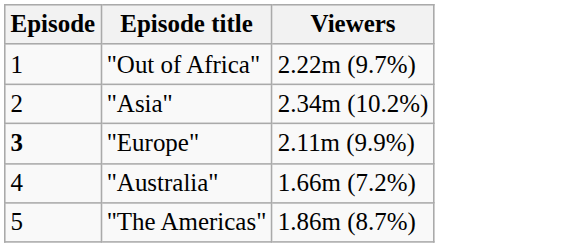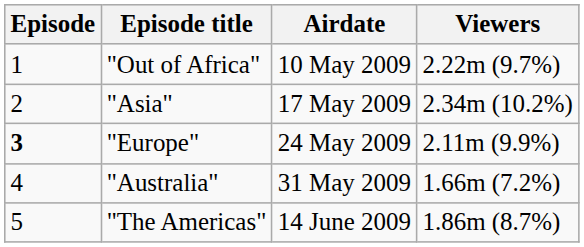+ column: (344, 24)
